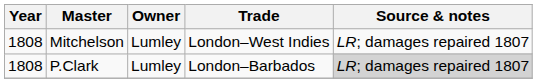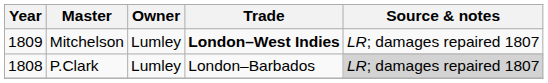(25, 41) 1808 -> (25, 41) 1809
(259, 41) normal -> (264, 41) bold
